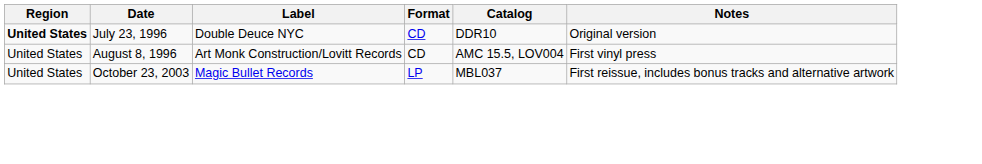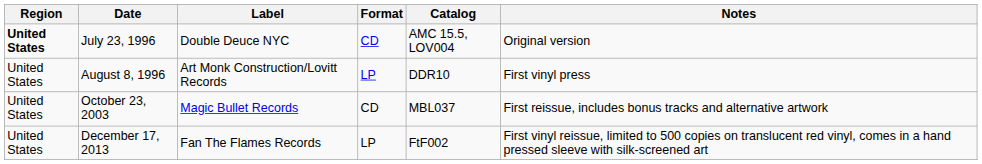(476, 34) DDR10 -> (438, 41) AMC 15.5, LOV004
(416, 53) CD -> (368, 75) LP
(510, 53) AMC 15.5, LOV004 -> (429, 75) DDR10
(415, 73) LP -> (370, 108) CD
+ row: (120, 142)
